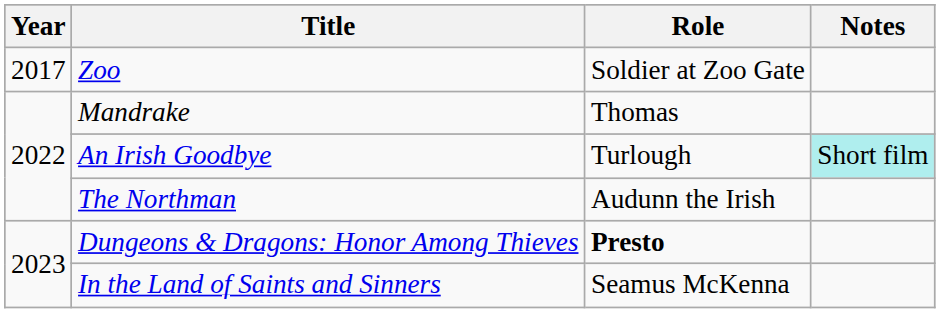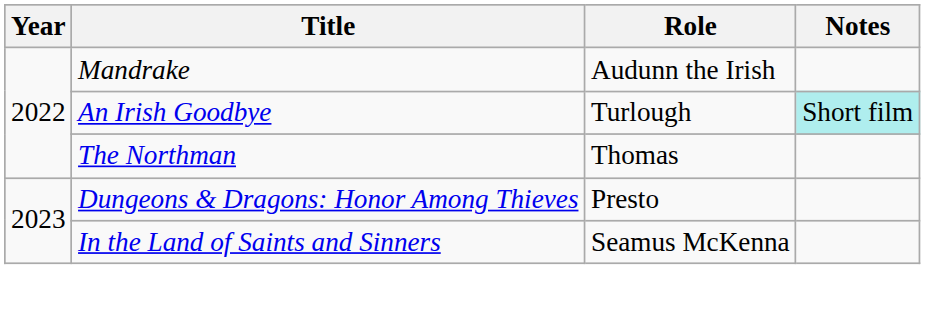- row: (99, 69)
(635, 112) Thomas -> (683, 69) Audunn the Irish
(683, 198) Audunn the Irish -> (635, 155) Thomas
(628, 241) bold -> (625, 198) normal
